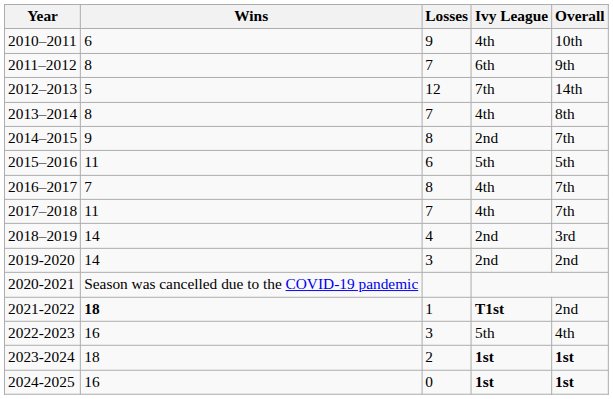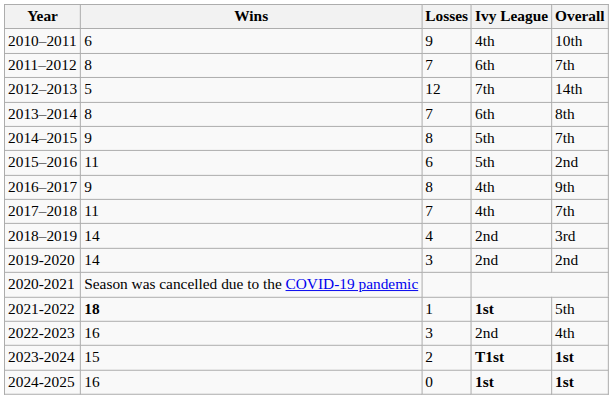(565, 65) 9th -> (565, 65) 7th
(485, 114) 4th -> (485, 114) 6th
(487, 138) 2nd -> (485, 138) 5th
(565, 162) 5th -> (567, 162) 2nd
(88, 187) 7 -> (88, 187) 9
(565, 187) 7th -> (565, 187) 9th
(490, 308) T1st -> (484, 308) 1st
(567, 308) 2nd -> (565, 308) 5th
(485, 333) 5th -> (487, 333) 2nd
(92, 357) 18 -> (92, 357) 15
(484, 357) 1st -> (490, 357) T1st
